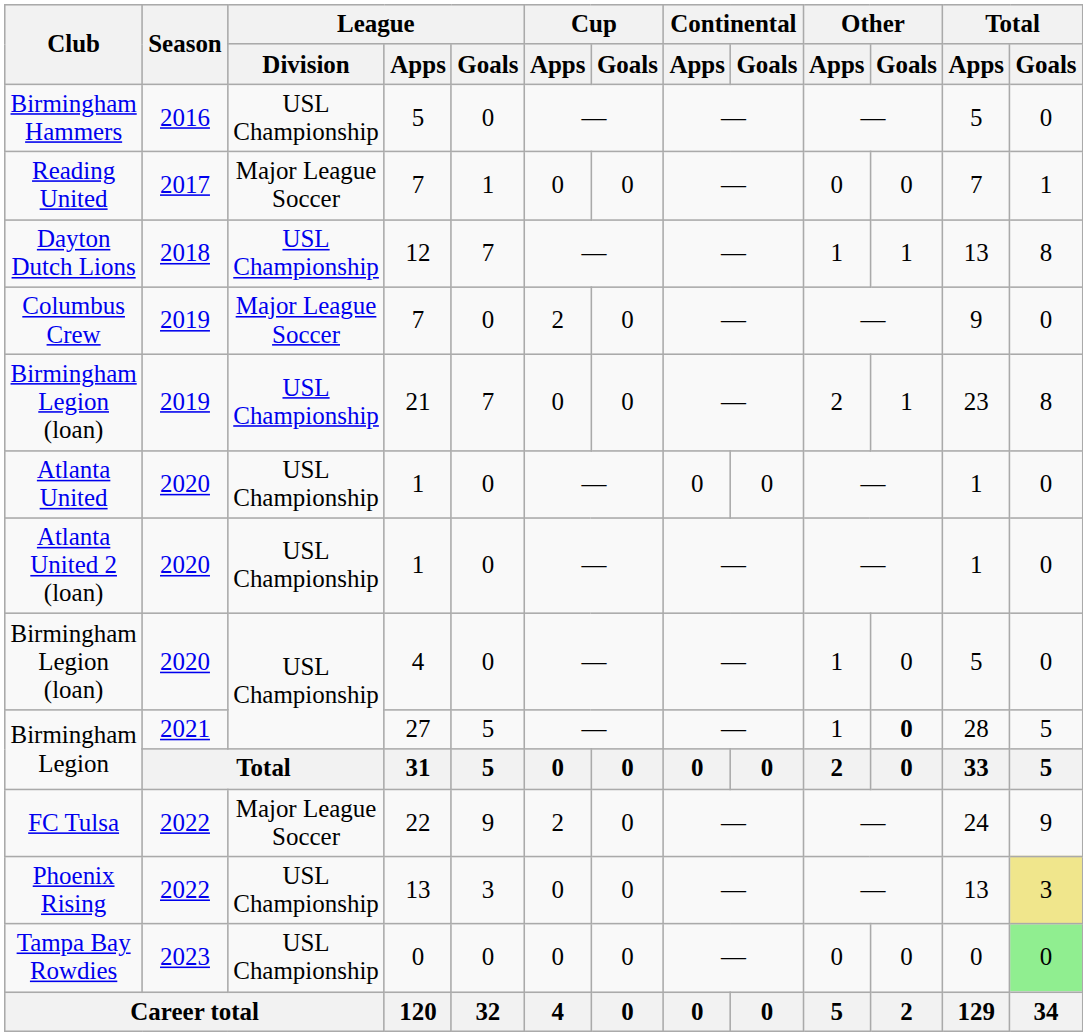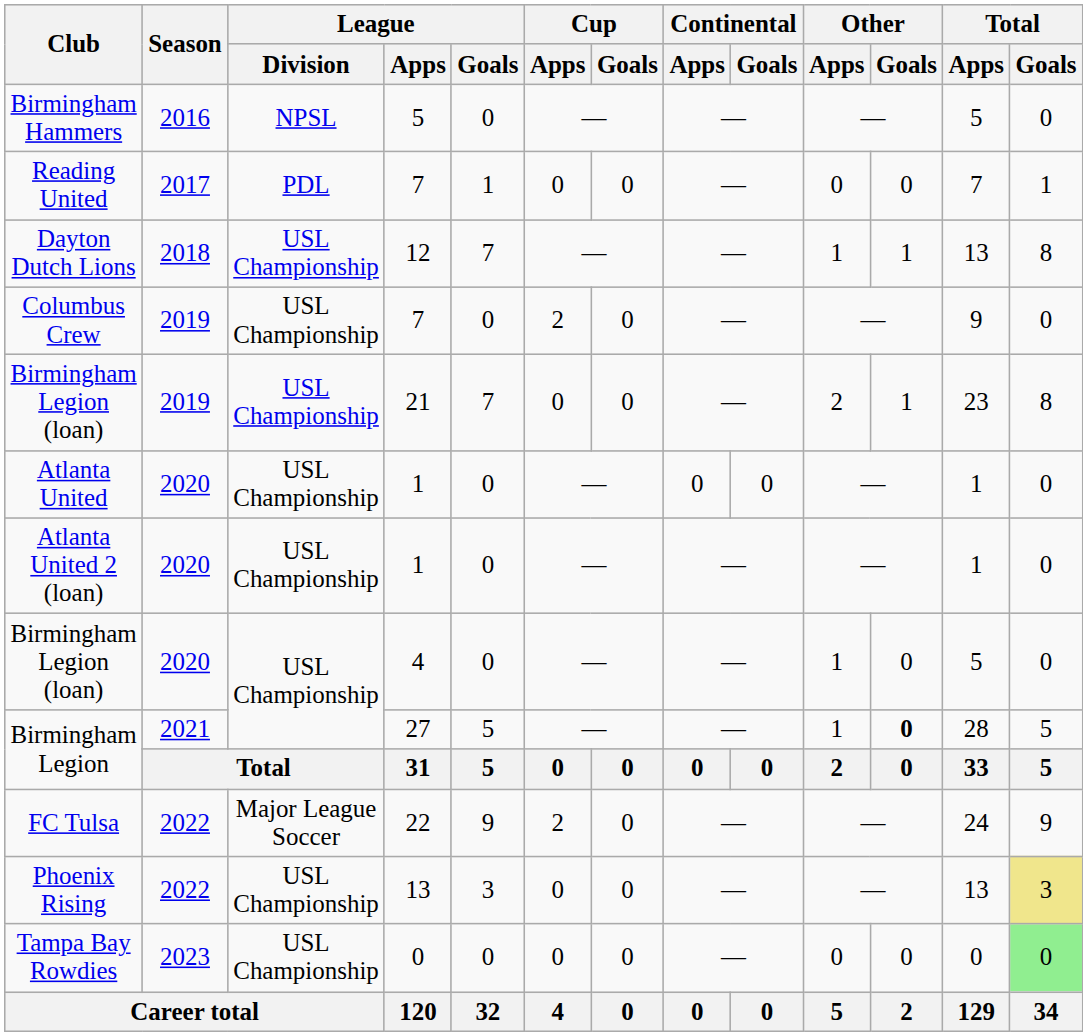(306, 117) USL Championship -> (306, 117) NPSL
(306, 185) Major League Soccer -> (306, 185) PDL
(306, 320) Major League Soccer -> (306, 320) USL Championship
